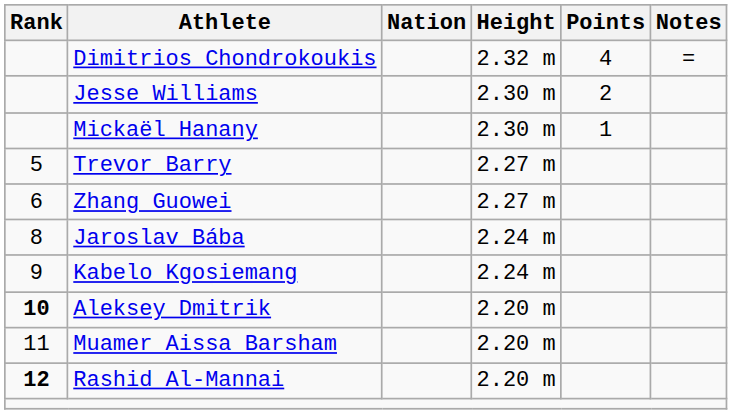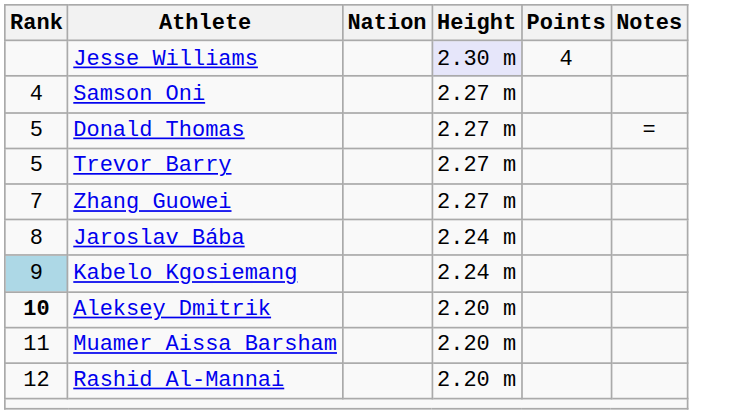- row: (225, 59)
(516, 94) no background -> (477, 59) lavender background
(606, 94) 2 -> (566, 59) 4
- row: (166, 130)
+ row: (139, 94)
+ row: (159, 130)
(36, 202) 6 -> (36, 202) 7
(36, 273) no background -> (36, 273) lightblue background
(36, 381) bold -> (36, 381) normal
